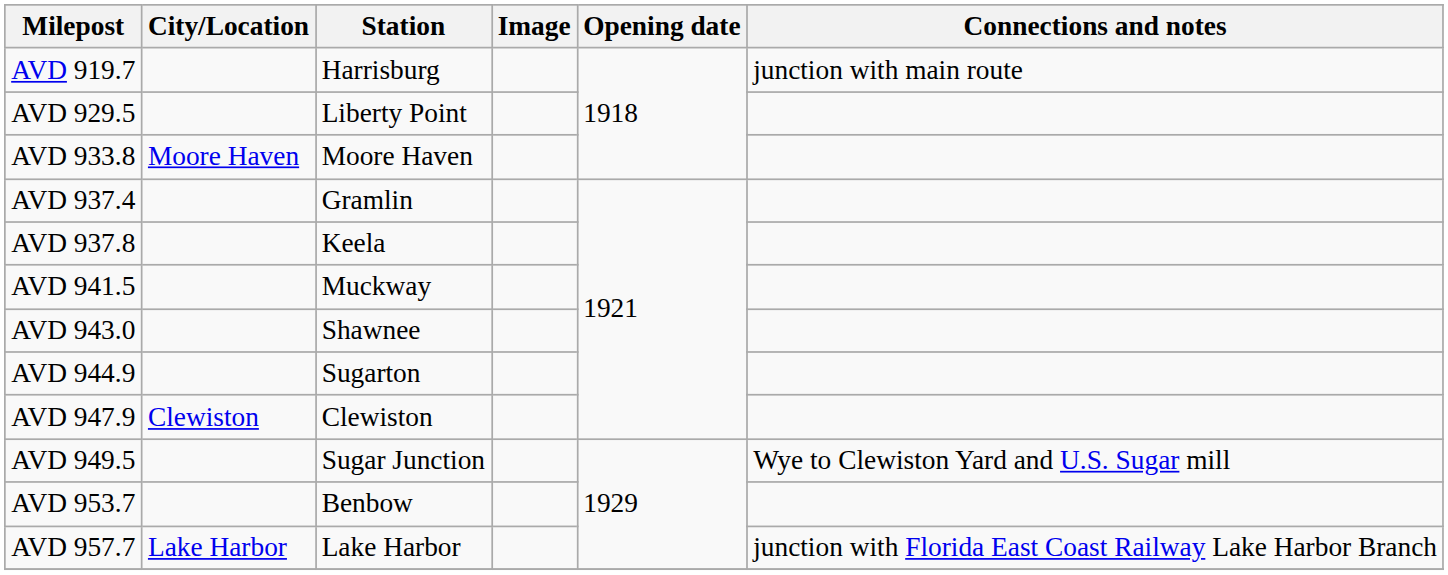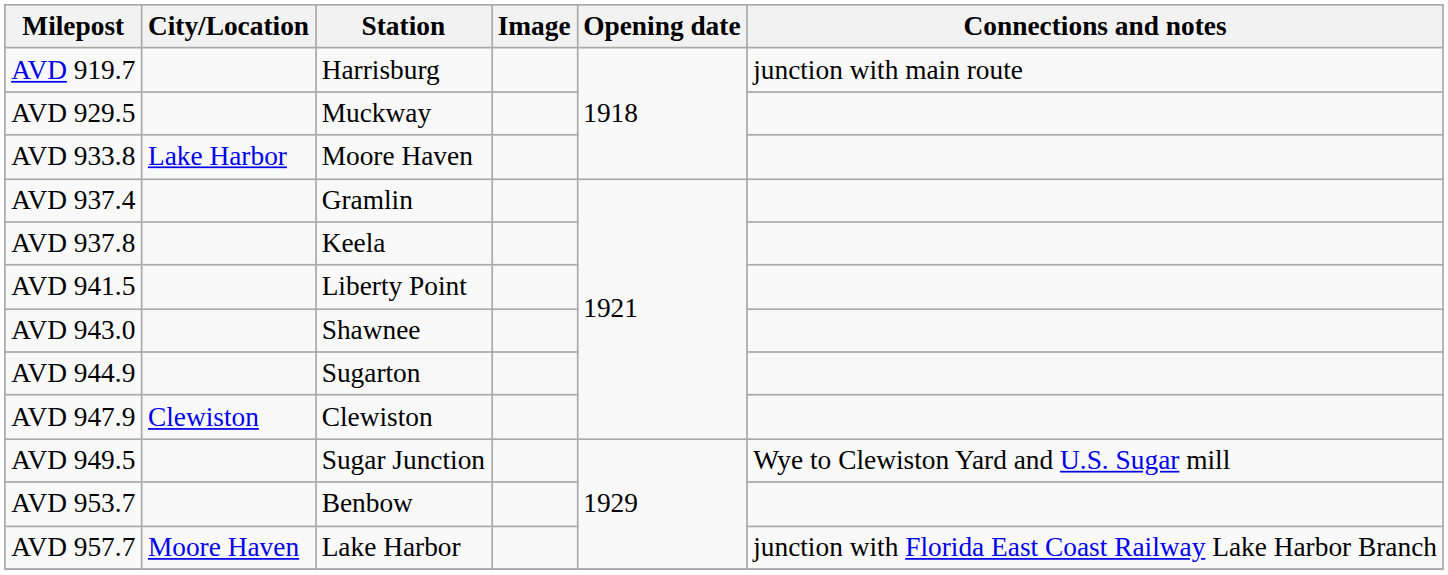(394, 112) Liberty Point -> (376, 112) Muckway
(224, 156) Moore Haven -> (217, 156) Lake Harbor
(376, 286) Muckway -> (394, 286) Liberty Point
(217, 546) Lake Harbor -> (224, 546) Moore Haven
